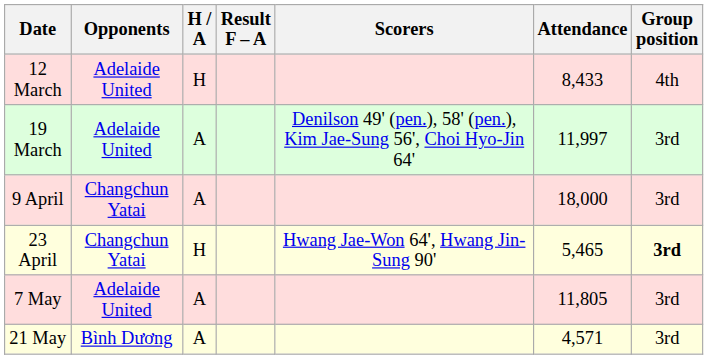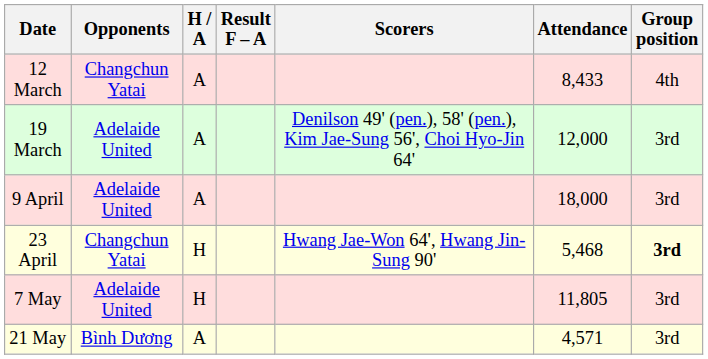(127, 79) Adelaide United -> (127, 79) Changchun Yatai
(199, 79) H -> (199, 79) A
(583, 139) 11,997 -> (583, 139) 12,000
(127, 199) Changchun Yatai -> (127, 199) Adelaide United
(583, 249) 5,465 -> (583, 249) 5,468
(199, 299) A -> (199, 299) H
